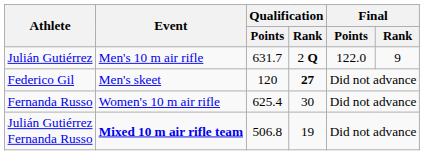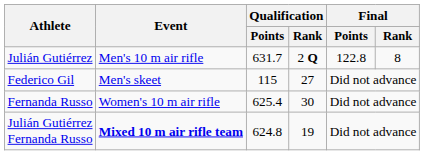(351, 58) 122.0 -> (351, 58) 122.8
(398, 58) 9 -> (398, 58) 8
(267, 80) 120 -> (267, 80) 115
(308, 80) bold -> (308, 80) normal
(267, 131) 506.8 -> (267, 131) 624.8
